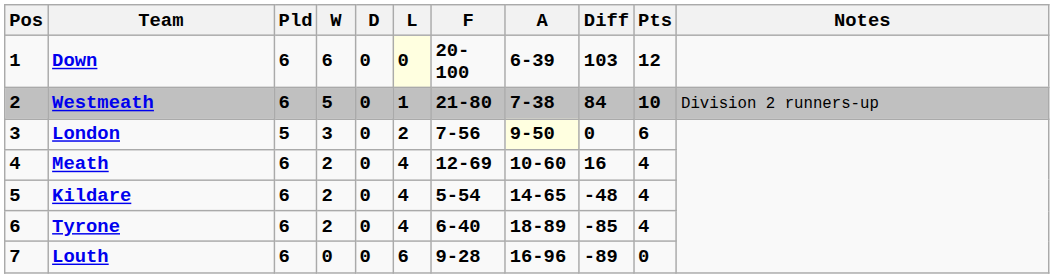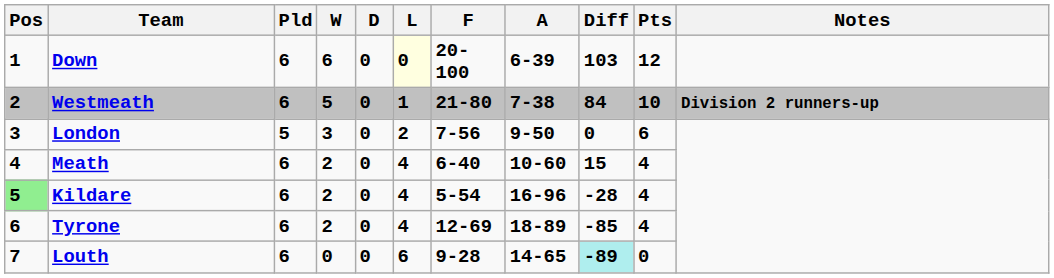(780, 104) normal -> (780, 103) bold
(532, 134) lightyellow background -> (532, 134) no background
(464, 165) 12-69 -> (458, 165) 6-40
(595, 165) 16 -> (595, 165) 15
(15, 195) no background -> (15, 195) lightgreen background
(538, 195) 14-65 -> (538, 195) 16-96
(601, 195) -48 -> (601, 195) -28
(458, 226) 6-40 -> (464, 226) 12-69
(538, 257) 16-96 -> (538, 257) 14-65
(601, 257) no background -> (601, 257) paleturquoise background
